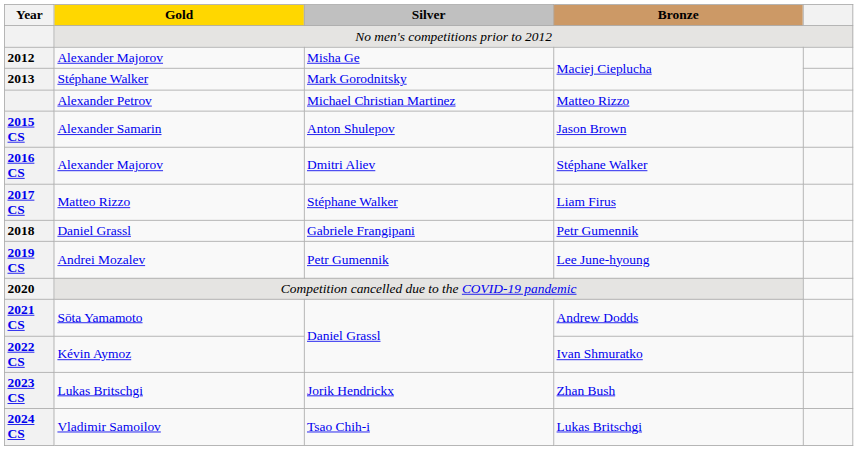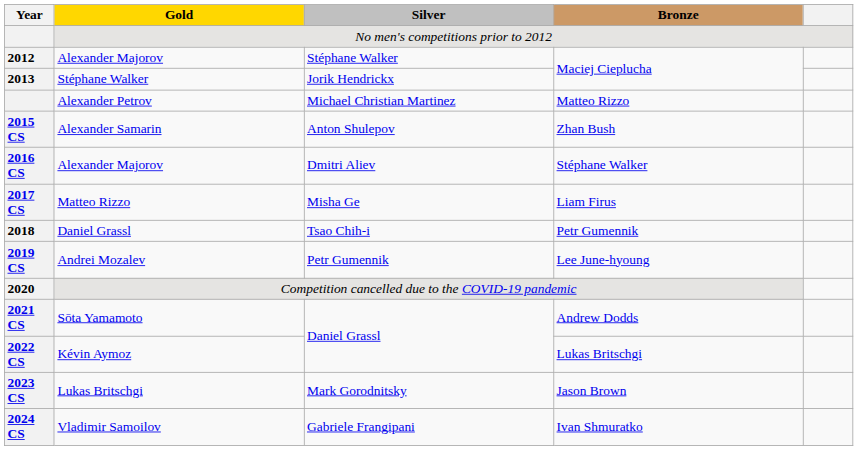(333, 57) Misha Ge -> (352, 57) Stéphane Walker
(357, 79) Mark Gorodnitsky -> (350, 79) Jorik Hendrickx
(591, 129) Jason Brown -> (586, 129) Zhan Bush
(352, 202) Stéphane Walker -> (333, 202) Misha Ge
(361, 231) Gabriele Frangipani -> (338, 231) Tsao Chih-i
(600, 354) Ivan Shmuratko -> (599, 354) Lukas Britschgi
(350, 390) Jorik Hendrickx -> (357, 390) Mark Gorodnitsky
(586, 390) Zhan Bush -> (591, 390) Jason Brown
(338, 426) Tsao Chih-i -> (361, 426) Gabriele Frangipani
(599, 426) Lukas Britschgi -> (600, 426) Ivan Shmuratko
